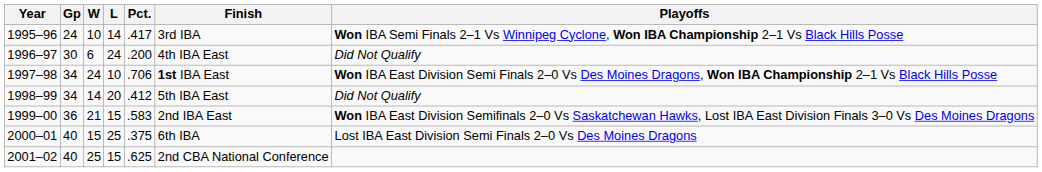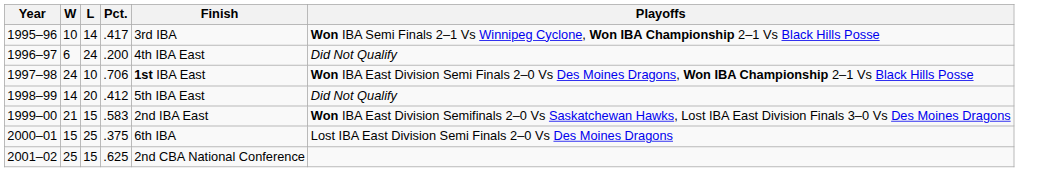- column: (72, 14)
